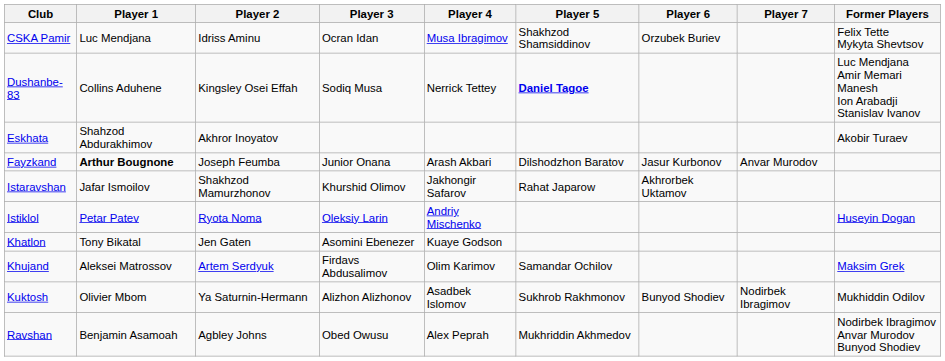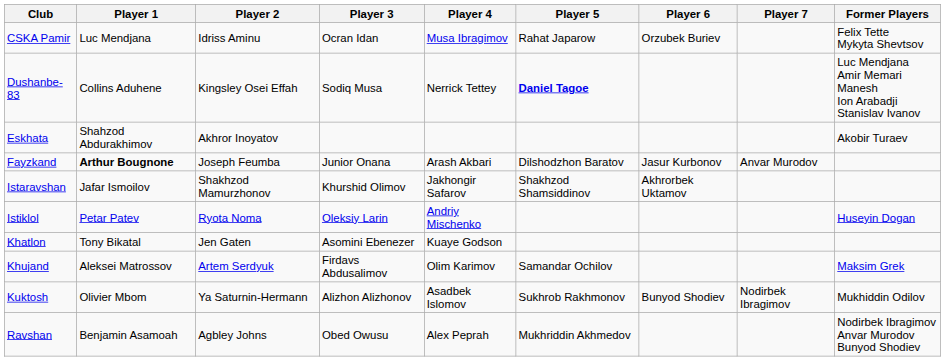(554, 38) Shakhzod Shamsiddinov -> (557, 38) Rahat Japarow
(557, 187) Rahat Japarow -> (554, 187) Shakhzod Shamsiddinov
